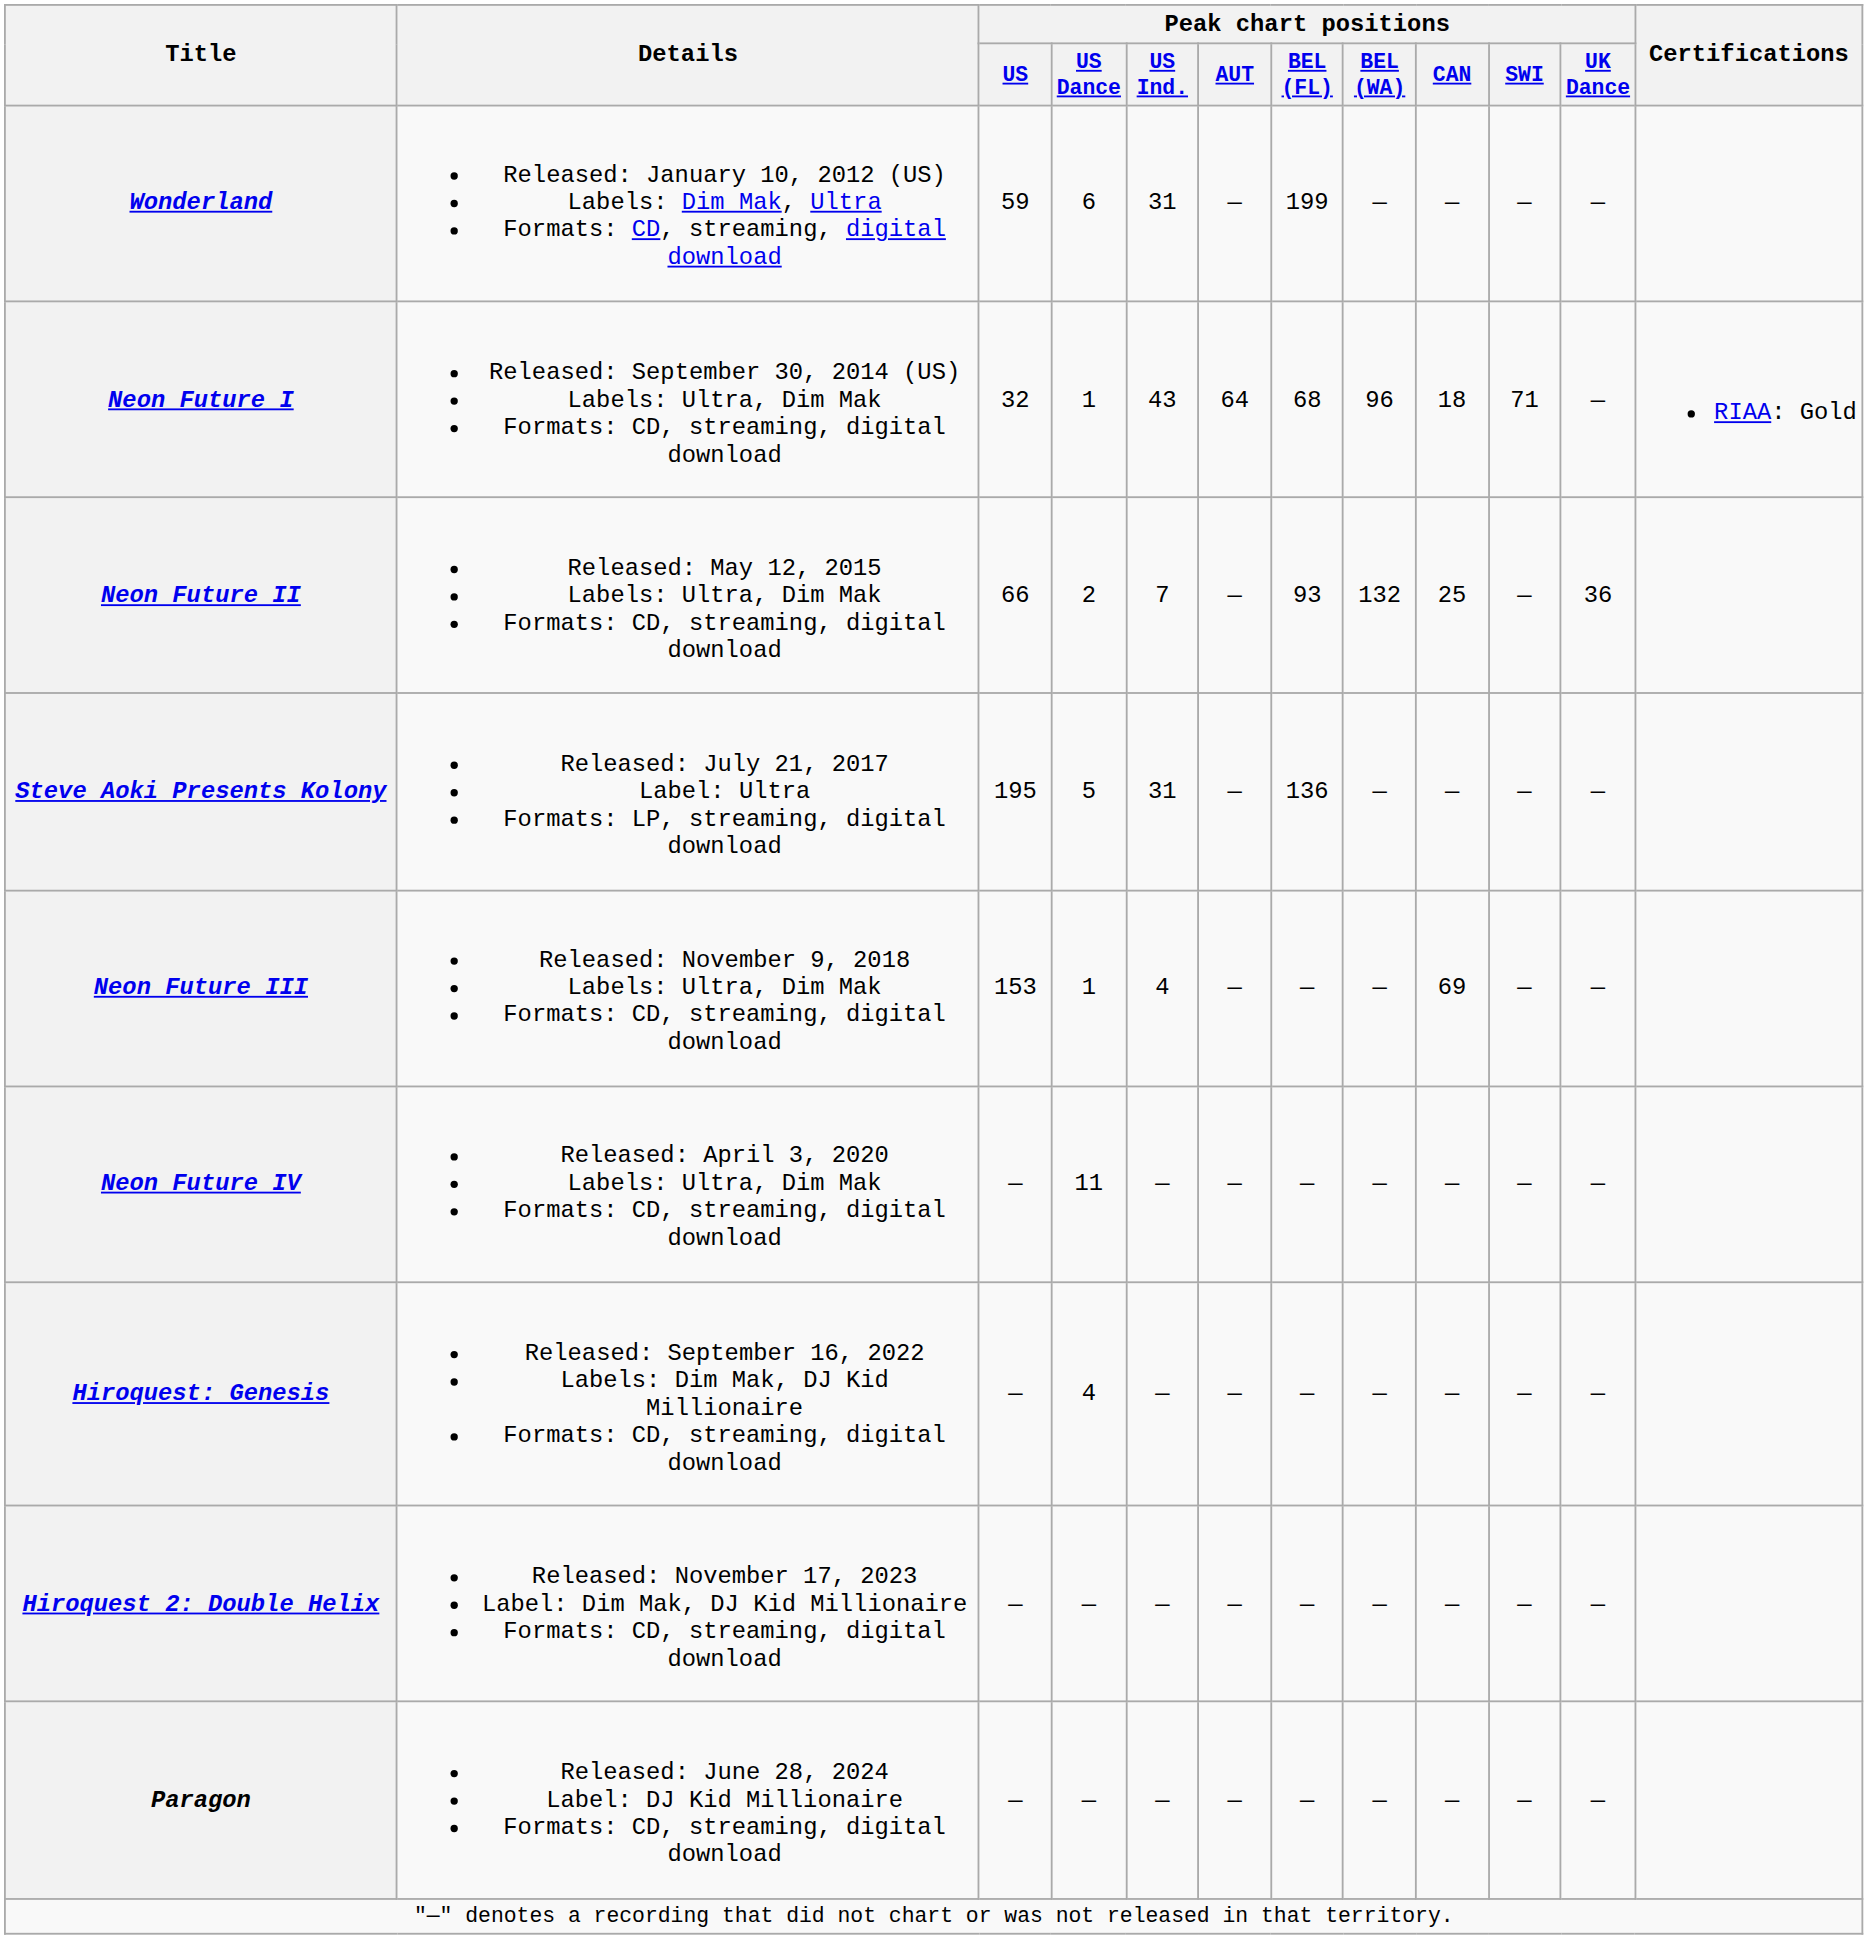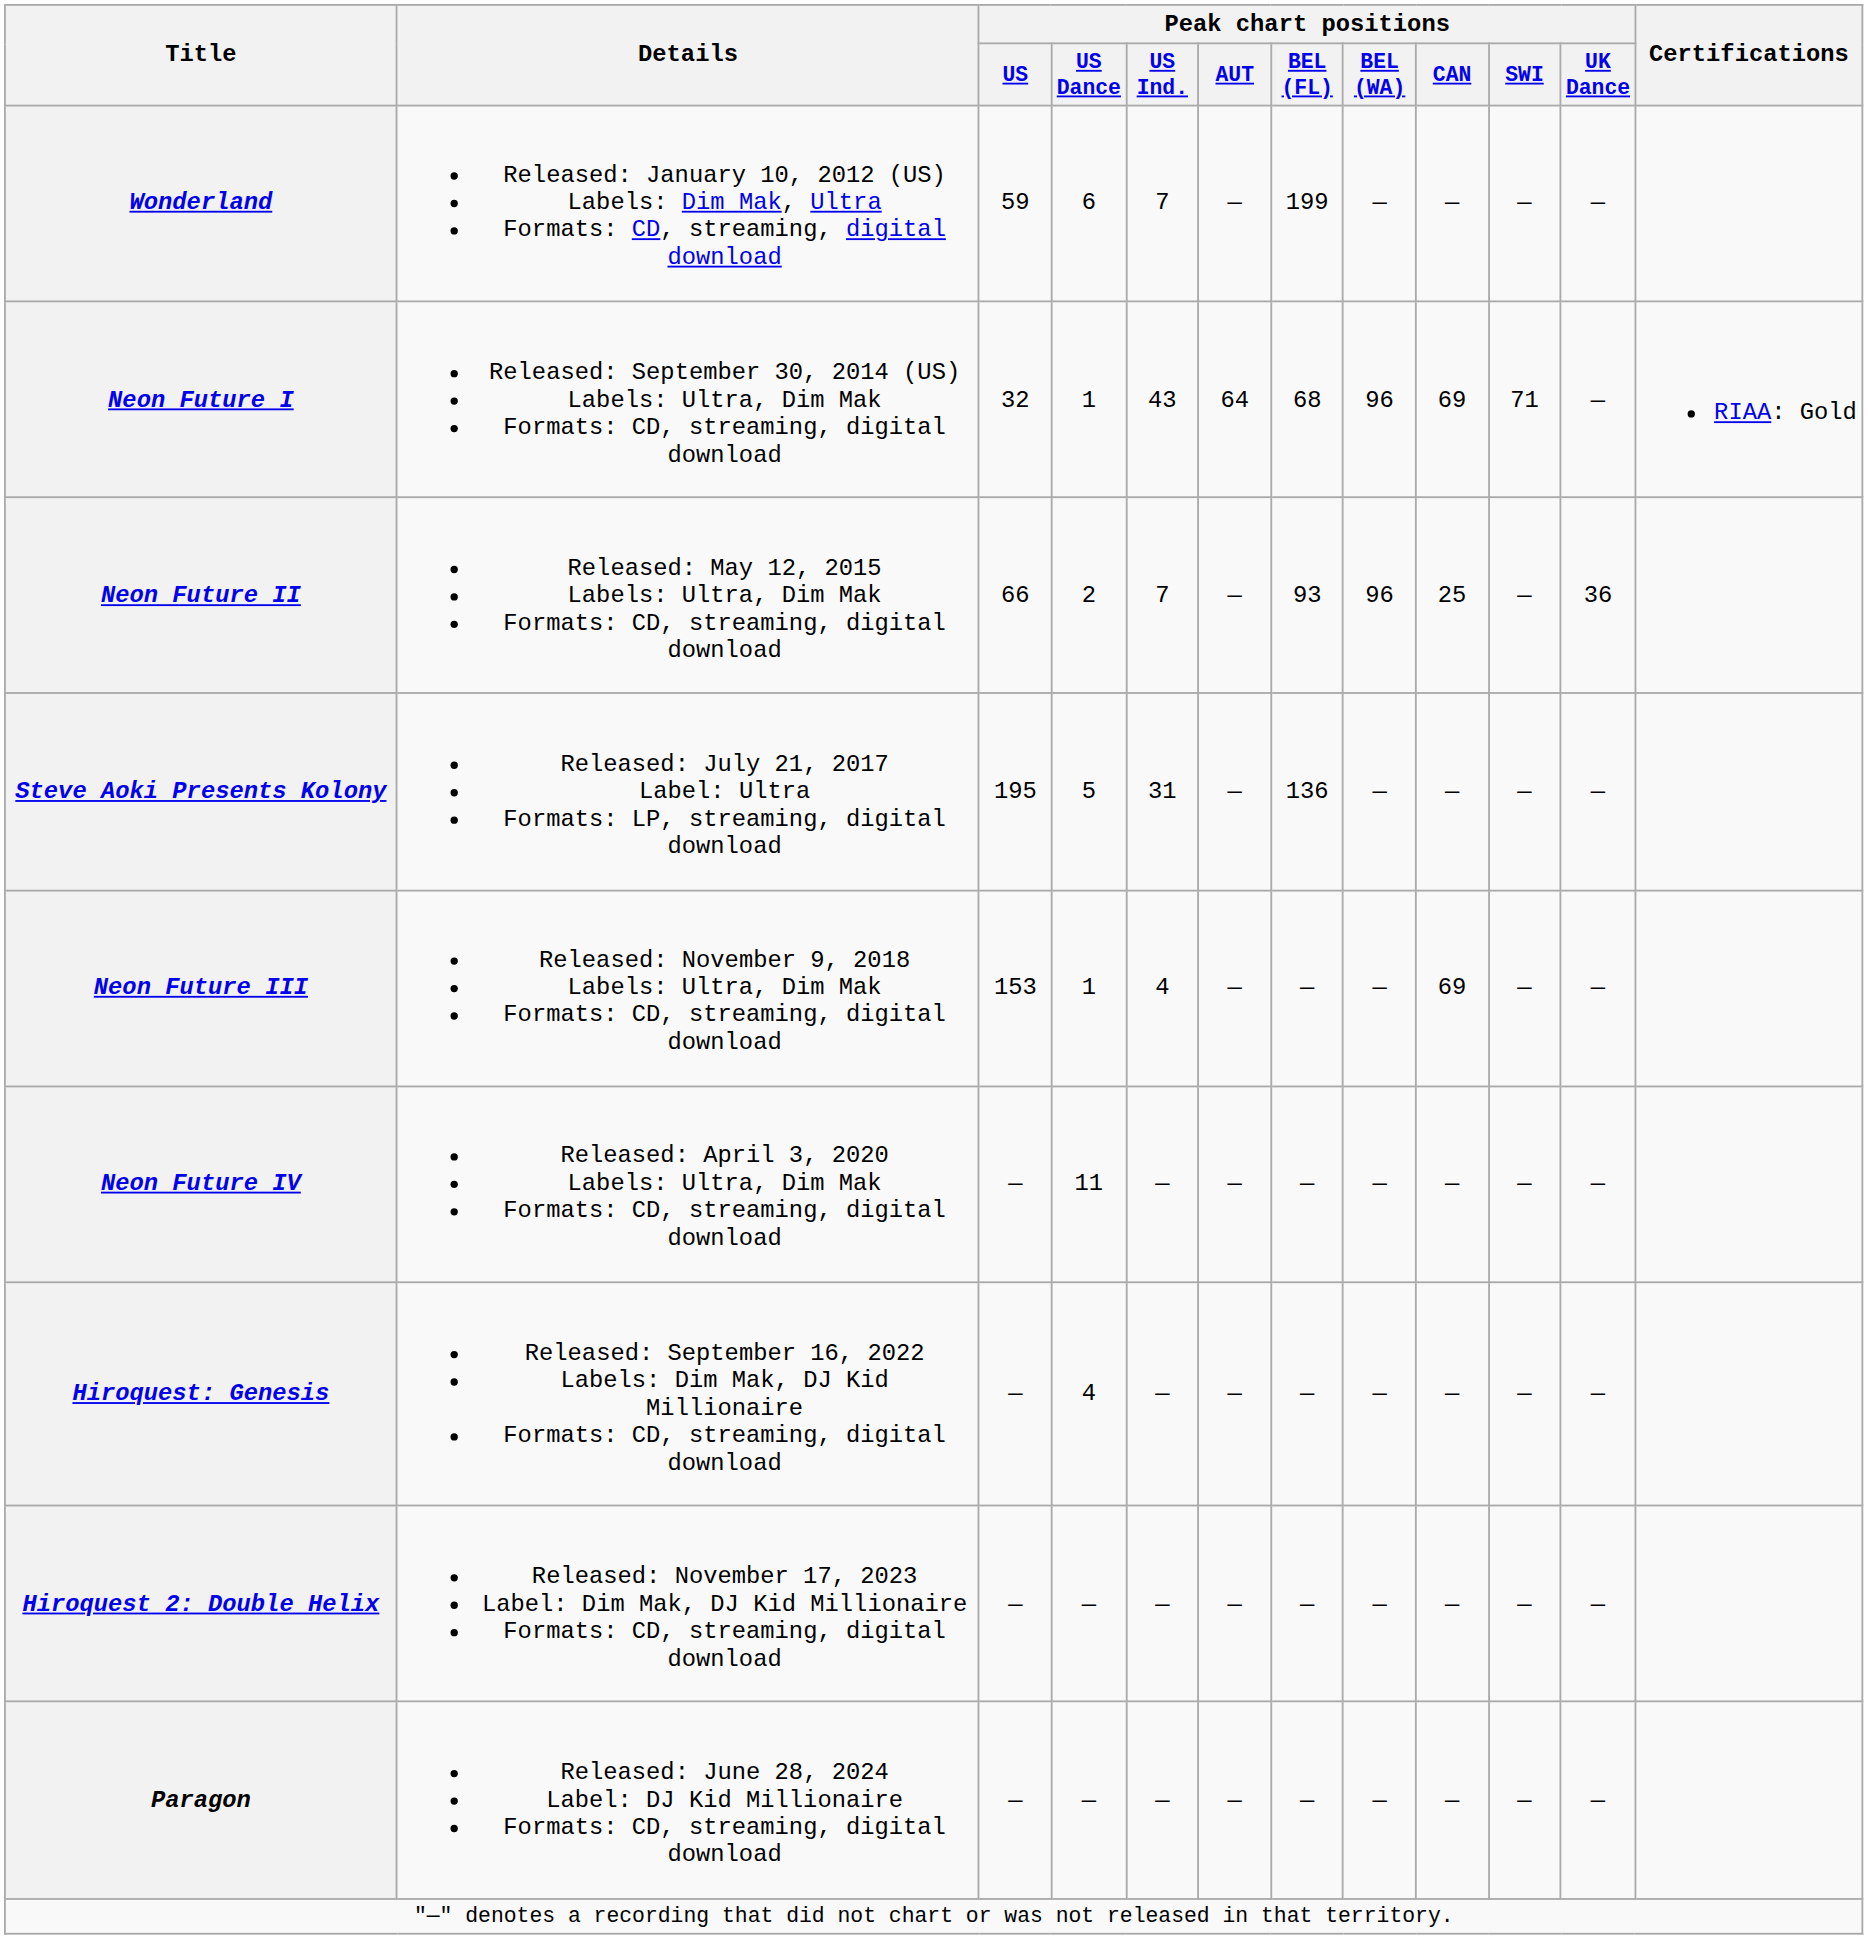(1162, 203) 31 -> (1162, 203) 7
(1452, 400) 18 -> (1452, 400) 69
(1380, 596) 132 -> (1380, 596) 96
